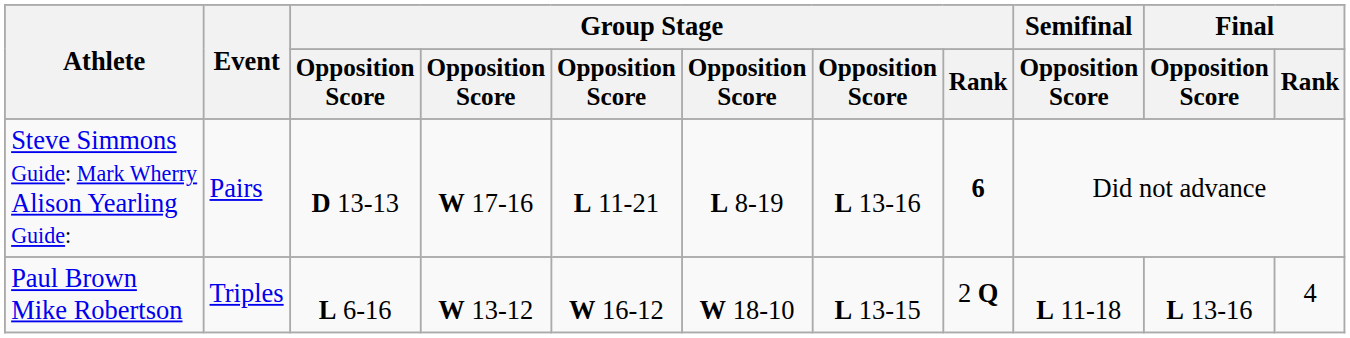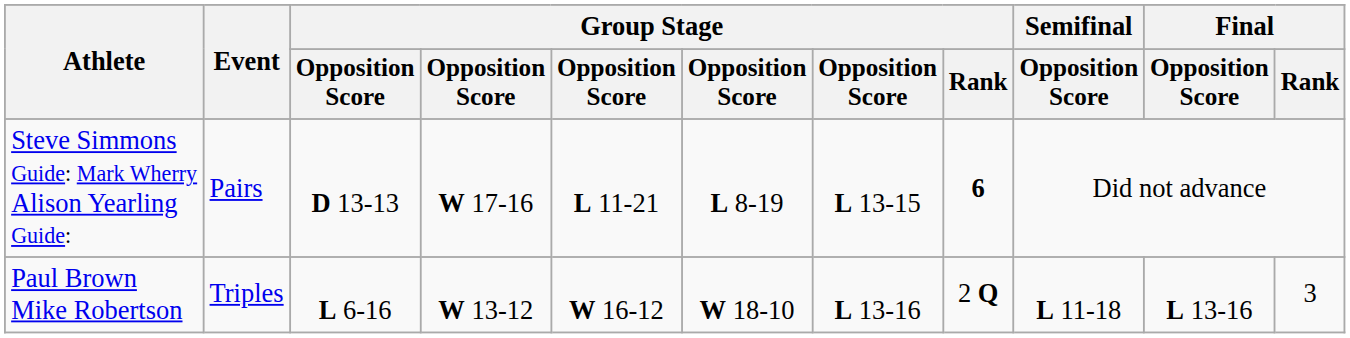(878, 203) L 13-16 -> (878, 203) L 13-15
(878, 310) L 13-15 -> (878, 310) L 13-16
(1310, 294) 4 -> (1310, 294) 3
